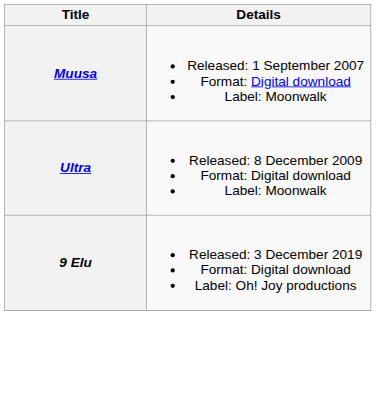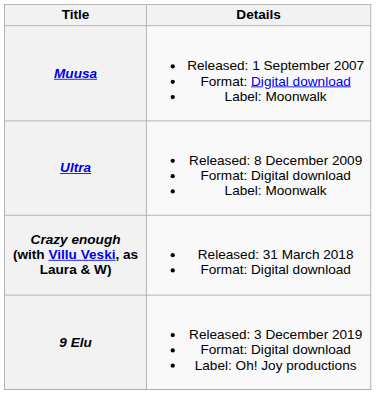+ row: (76, 255)
